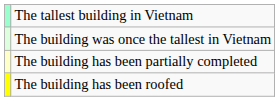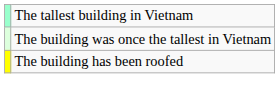- row: (136, 61)
